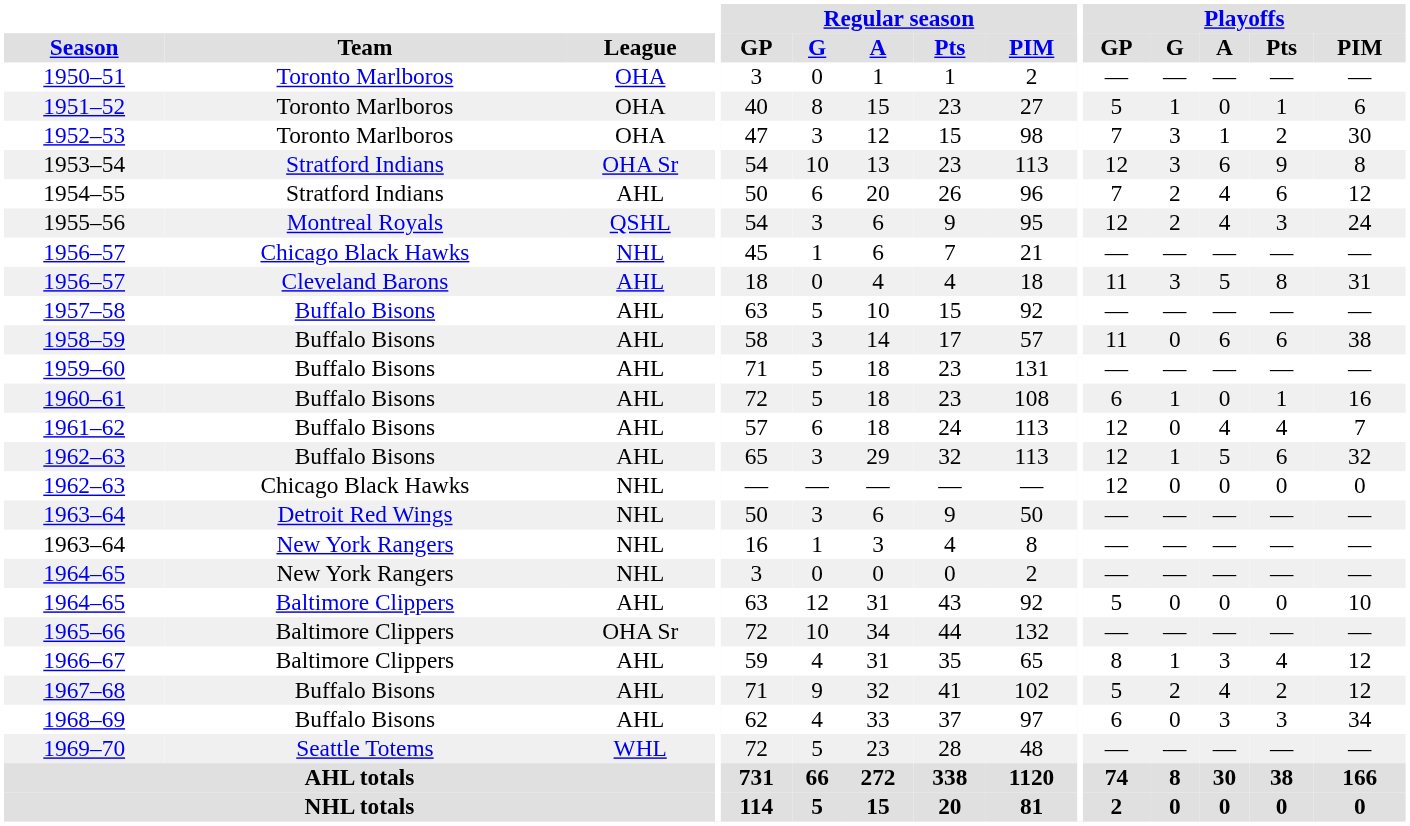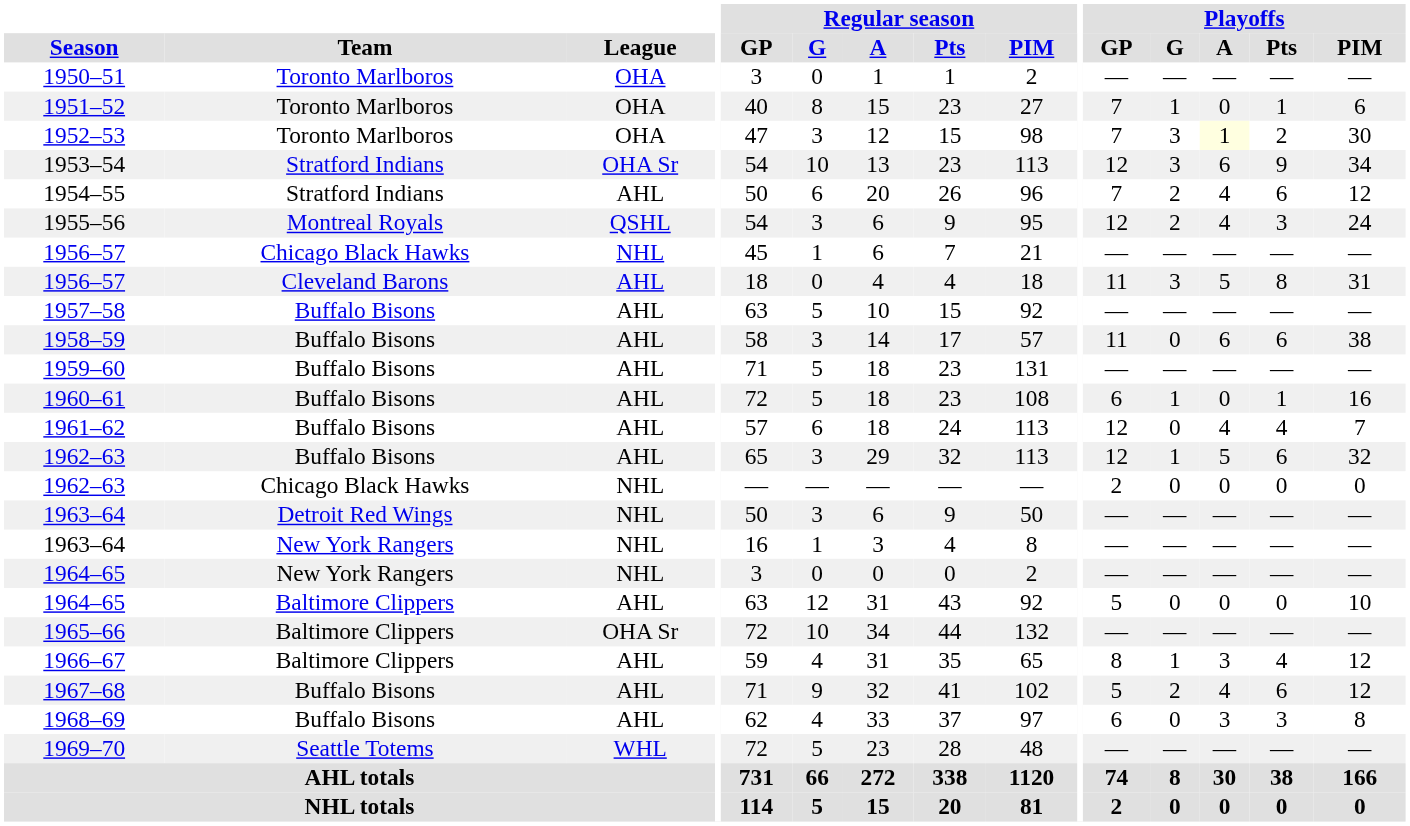(1116, 105) 5 -> (1116, 105) 7
(1224, 135) no background -> (1224, 135) lightyellow background
(1360, 164) 8 -> (1360, 164) 34
(1116, 485) 12 -> (1116, 485) 2
(1282, 689) 2 -> (1282, 689) 6
(1360, 719) 34 -> (1360, 719) 8
